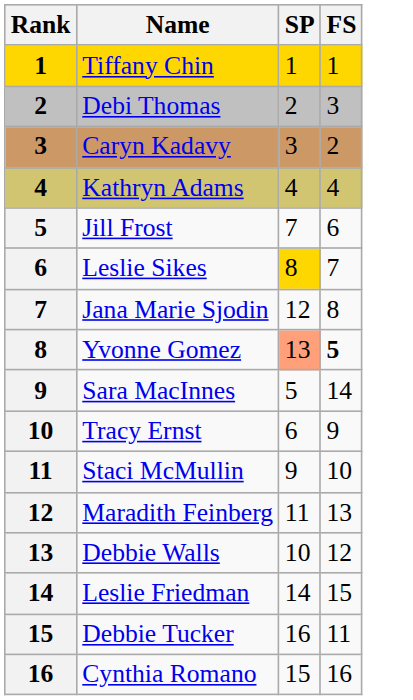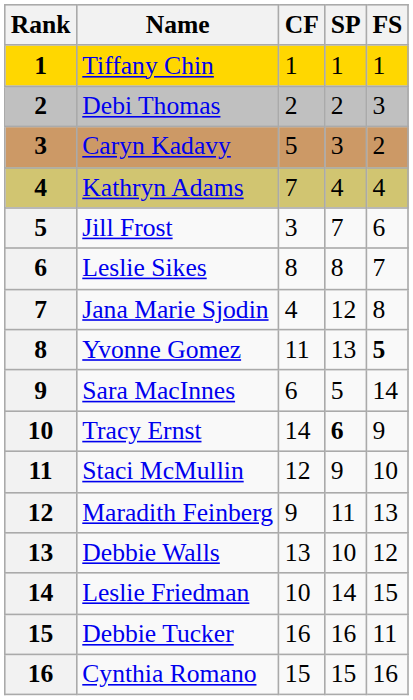+ column: (302, 24)
(291, 268) gold background -> (337, 268) no background
(298, 349) lightsalmon background -> (344, 349) no background
(291, 430) normal -> (337, 430) bold
